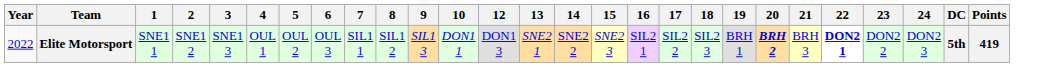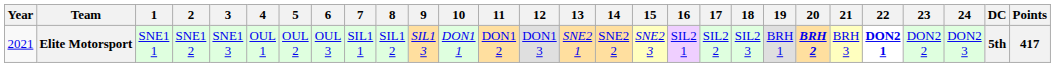+ column: (499, 14)
(20, 43) 2022 -> (20, 43) 2021
(989, 43) 419 -> (1030, 43) 417
